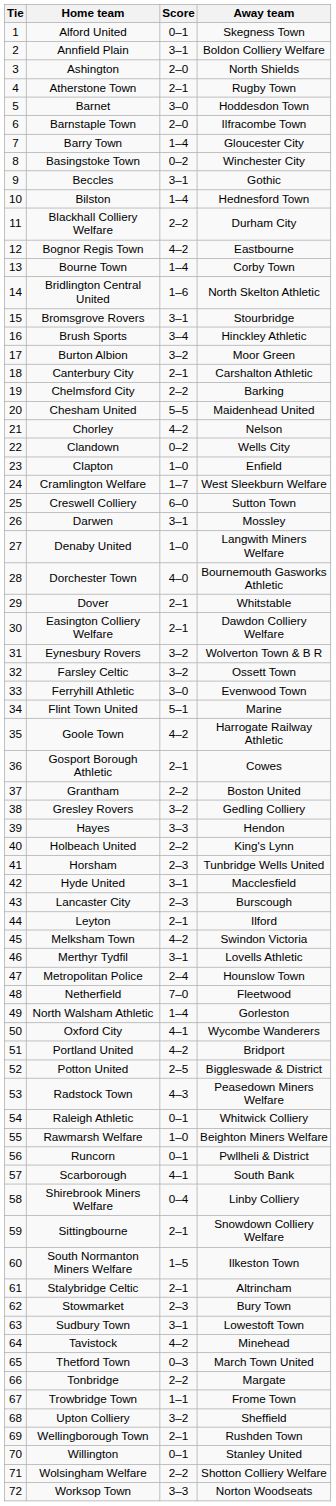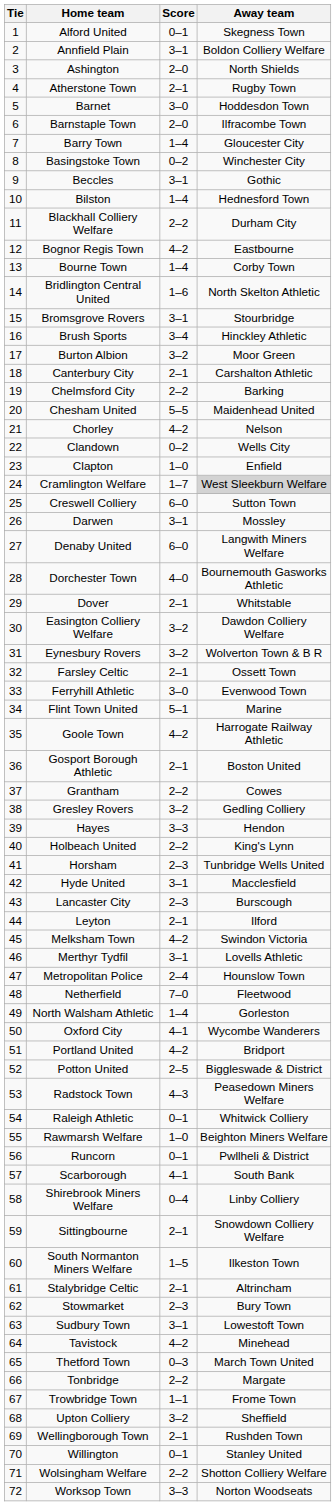(264, 484) no background -> (264, 484) lightgrey background
(178, 546) 1–0 -> (178, 546) 6–0
(178, 628) 2–1 -> (178, 628) 3–2
(178, 672) 3–2 -> (178, 672) 2–1
(264, 766) Cowes -> (264, 766) Boston United
(264, 791) Boston United -> (264, 791) Cowes
